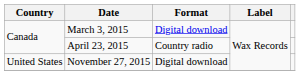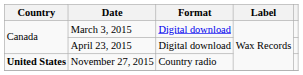(184, 45) Country radio -> (195, 45) Digital download
(35, 62) normal -> (36, 62) bold
(191, 62) Digital download -> (187, 62) Country radio
